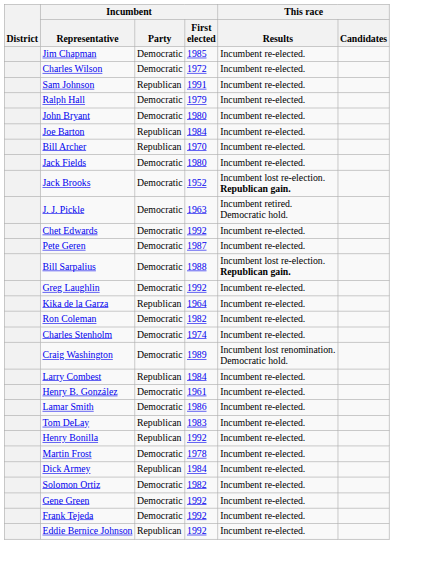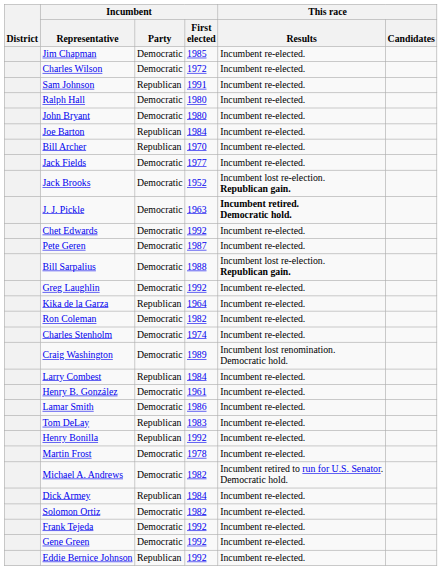(197, 100) 1979 -> (197, 100) 1980
(197, 162) 1980 -> (197, 162) 1977
(256, 209) normal -> (260, 209) bold
+ row: (83, 475)
rows swapped: (68, 516) <-> (66, 500)
